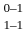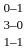+ row: (13, 24)
